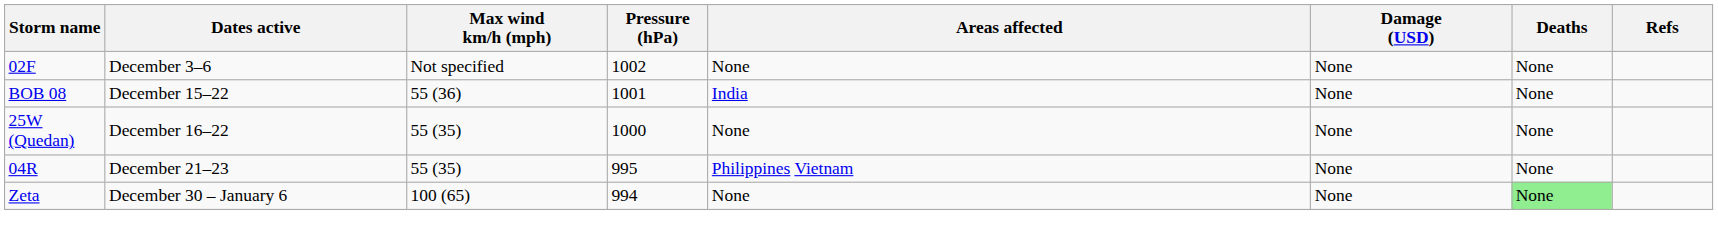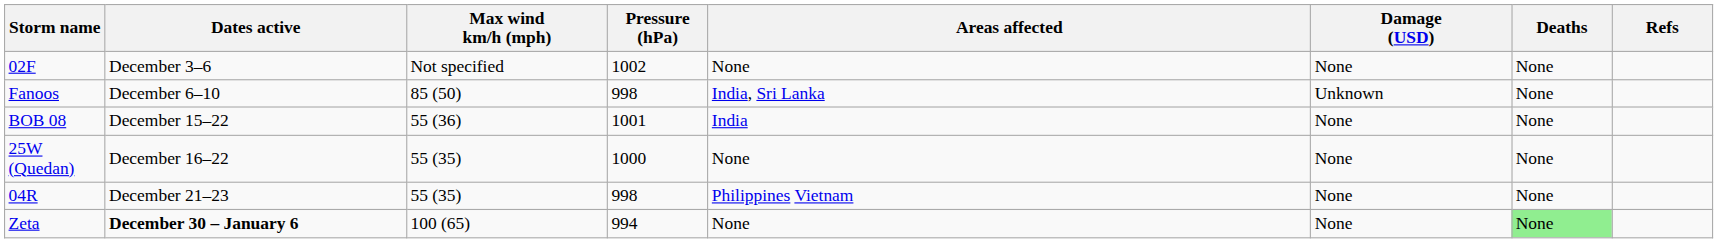+ row: (34, 93)
(624, 168) 995 -> (624, 195) 998
(198, 195) normal -> (204, 223) bold
